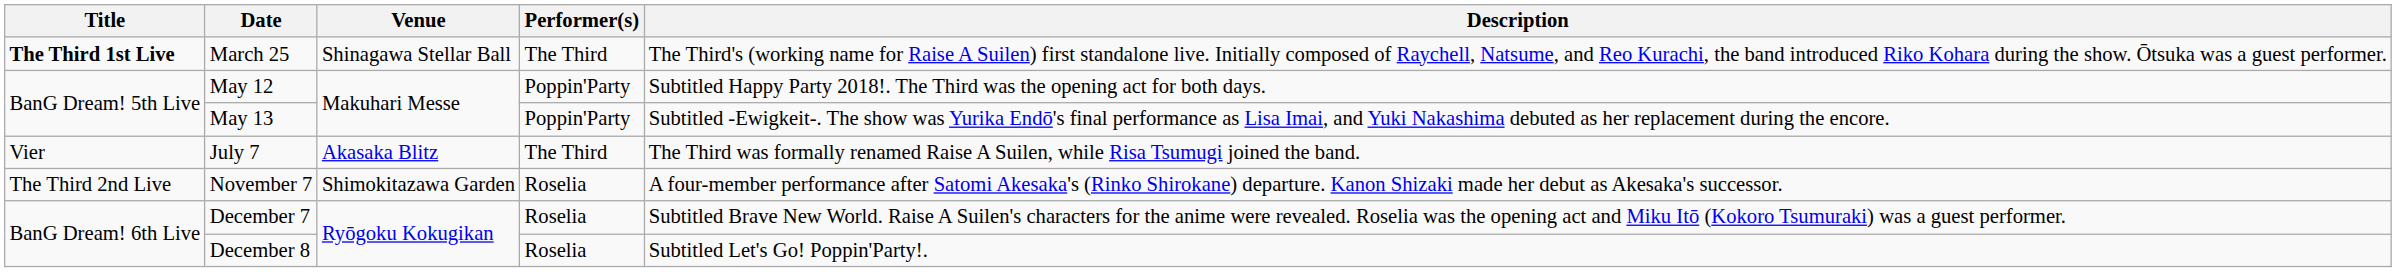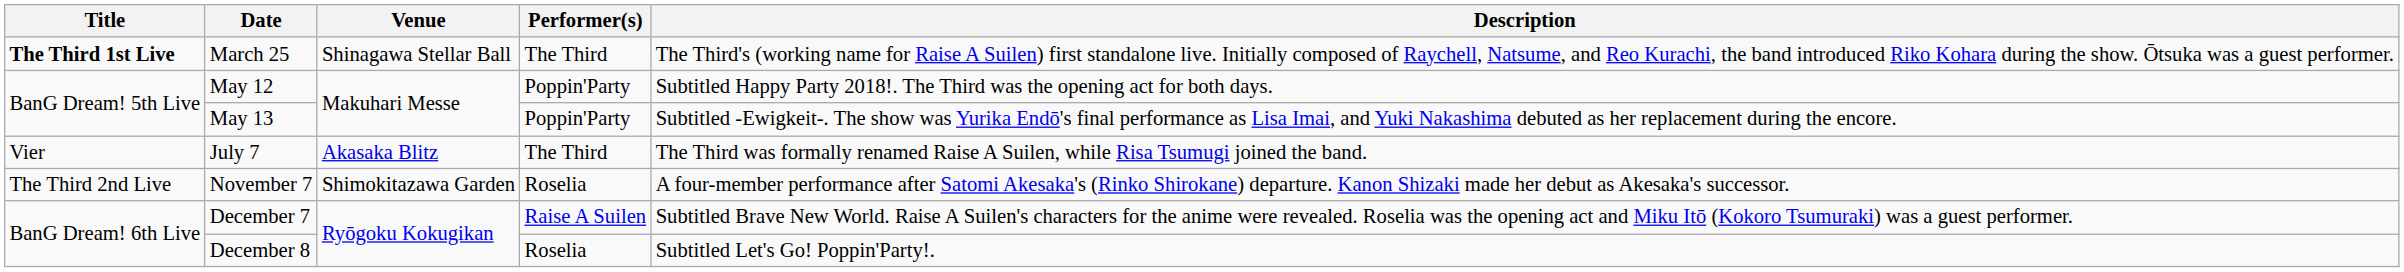(556, 217) Roselia -> (585, 217) Raise A Suilen
